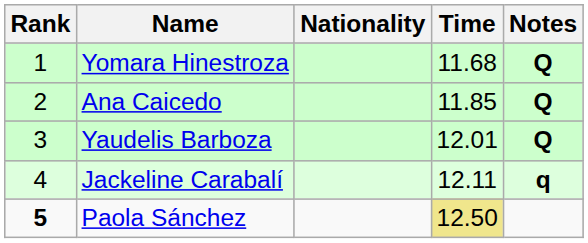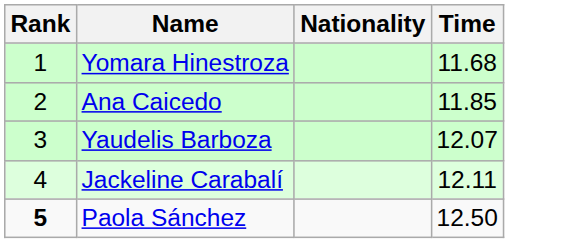- column: (543, 23)
(467, 140) 12.01 -> (467, 140) 12.07
(467, 218) khaki background -> (467, 218) no background
